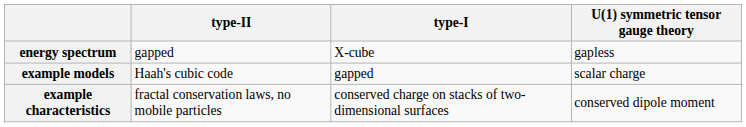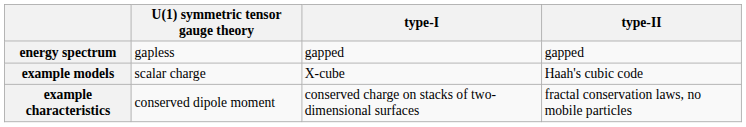columns swapped: (656, 22) <-> (231, 22)
(354, 52) X-cube -> (324, 52) gapped
(354, 73) gapped -> (325, 73) X-cube
